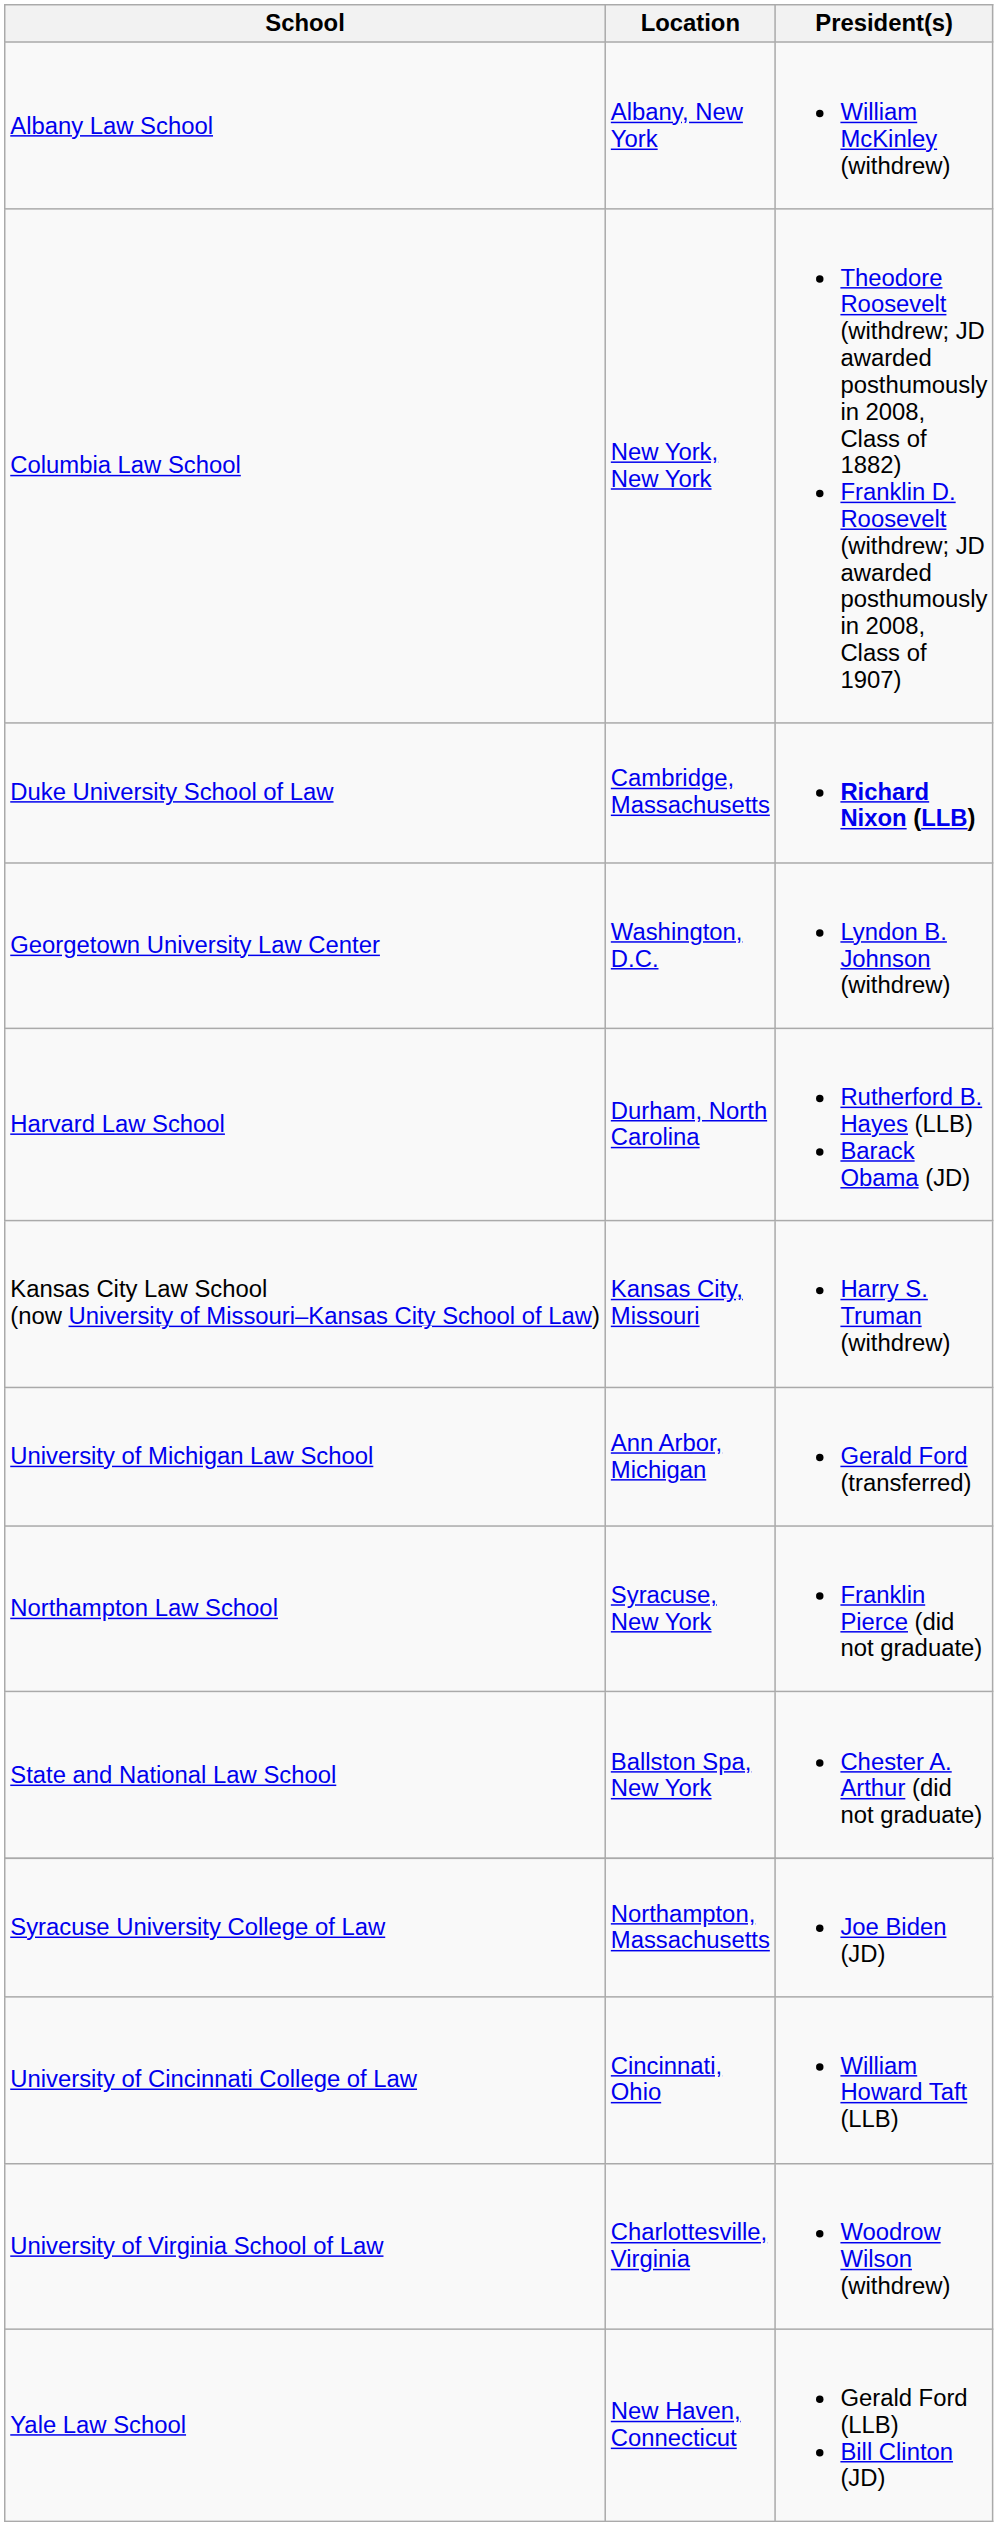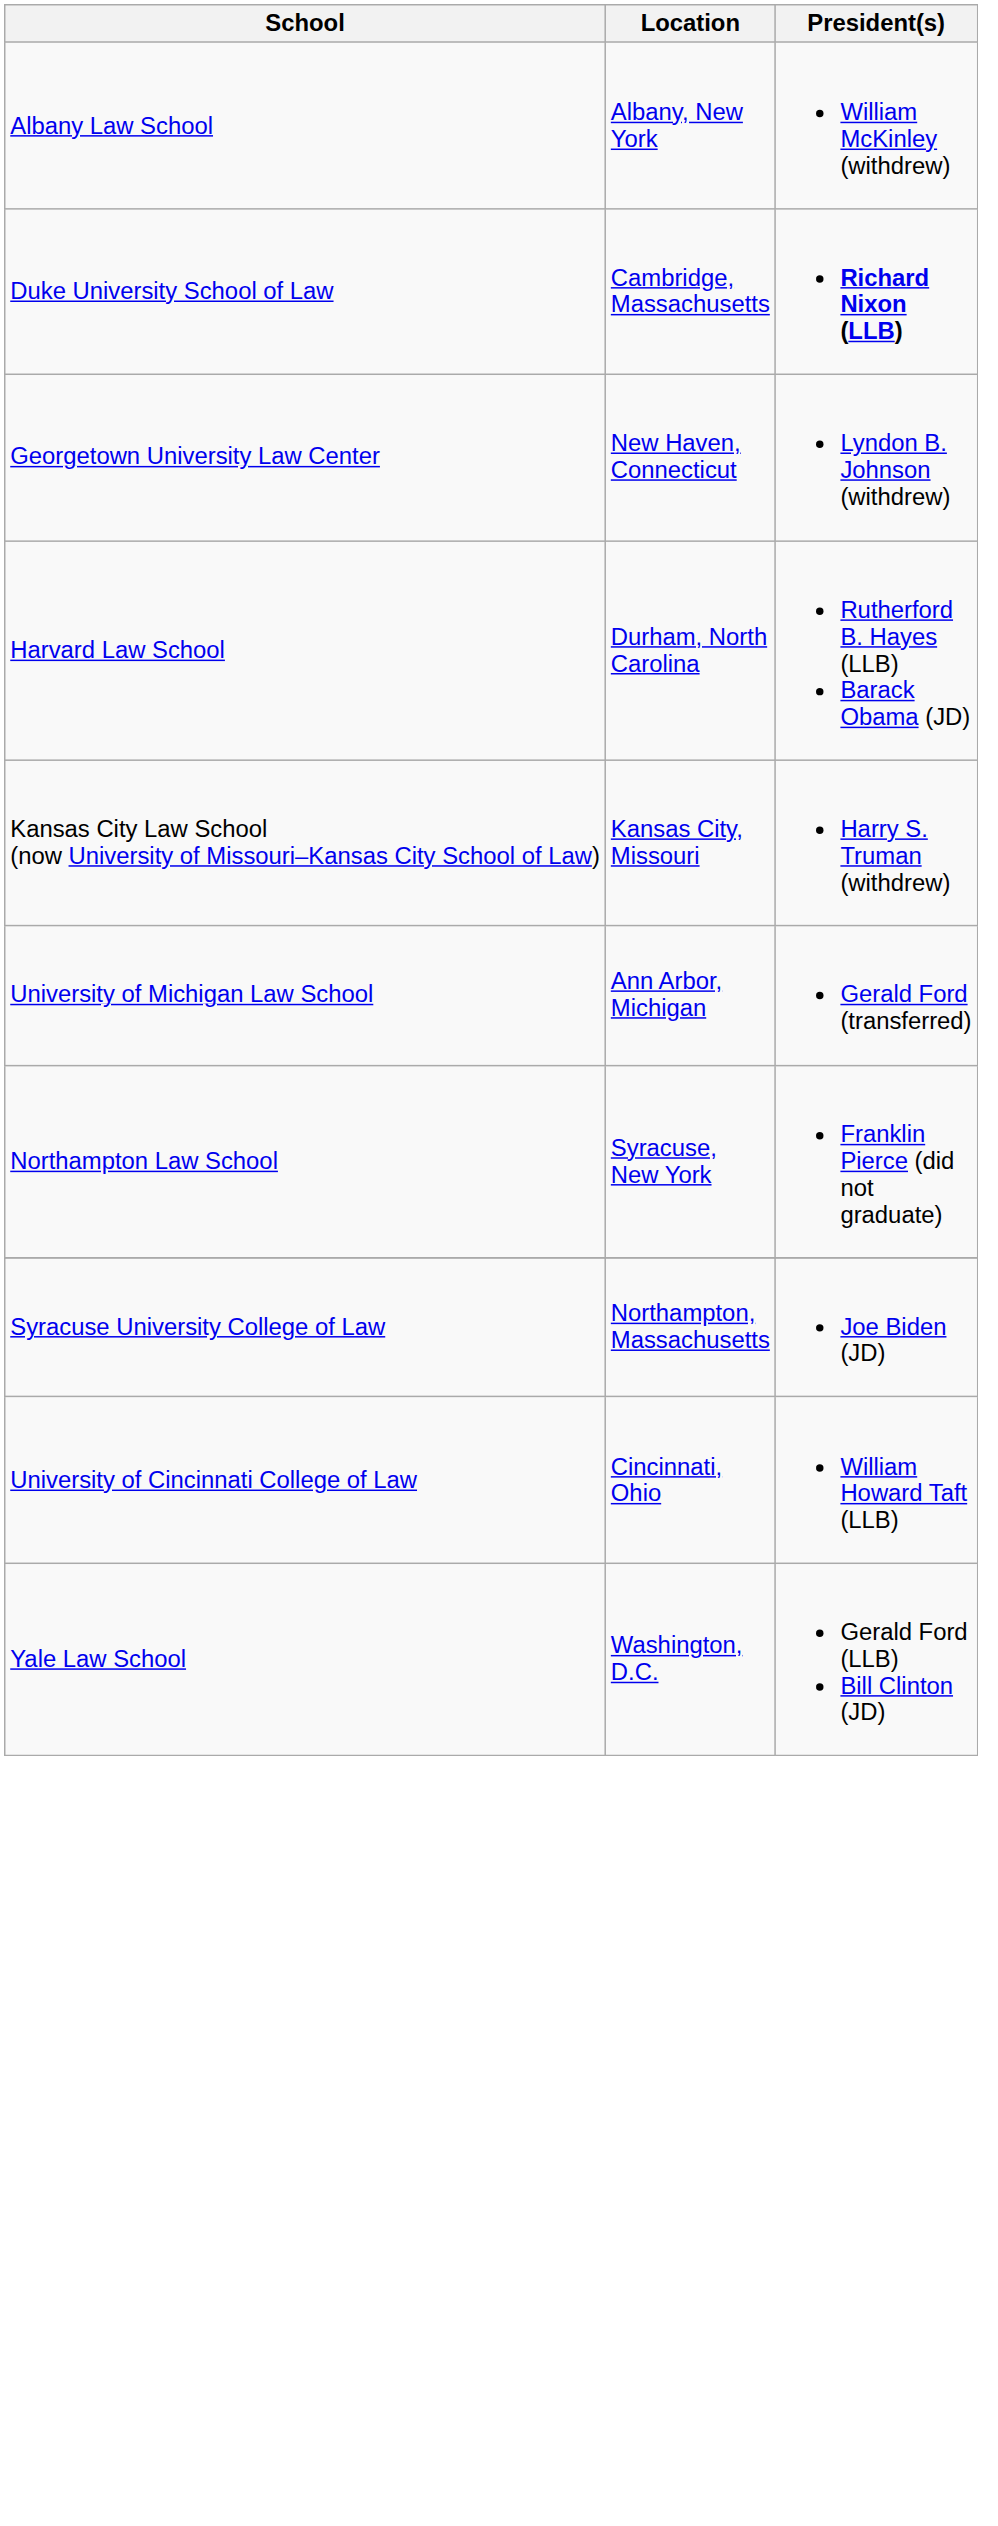- row: (126, 465)
(677, 944) Washington, D.C. -> (676, 457) New Haven, Connecticut
- row: (173, 1774)
- row: (197, 2245)
(676, 2425) New Haven, Connecticut -> (677, 1659) Washington, D.C.
